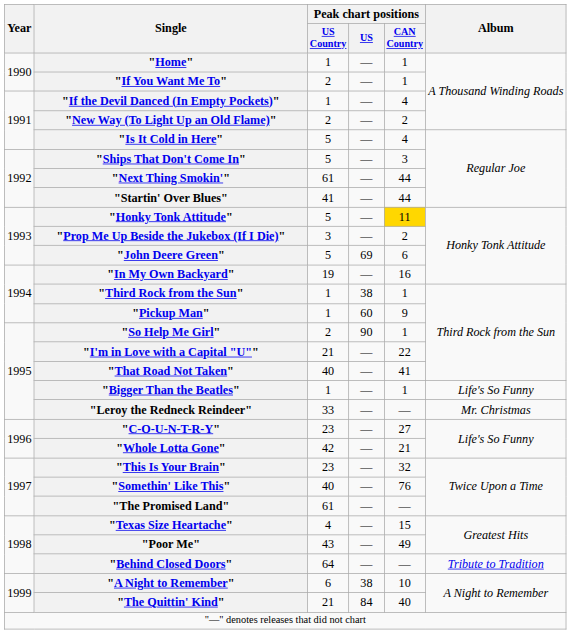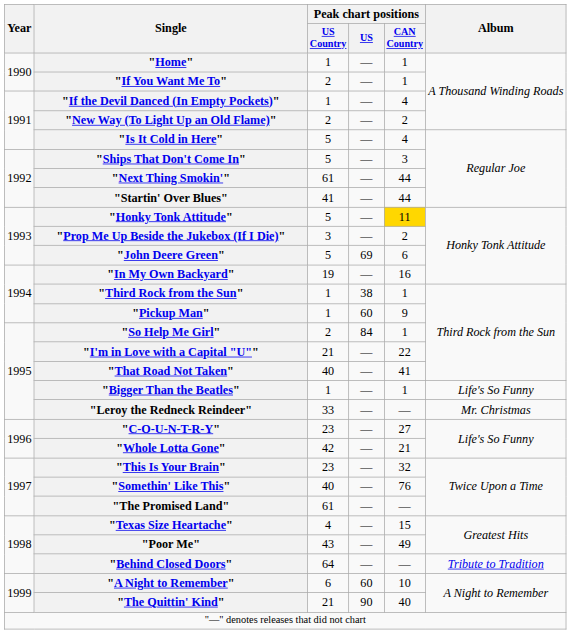(366, 332) 90 -> (366, 332) 84
(366, 583) 38 -> (366, 583) 60
(366, 602) 84 -> (366, 602) 90
